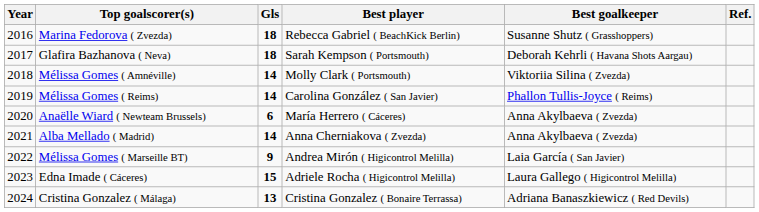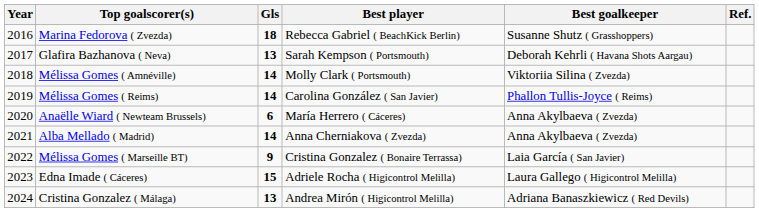(270, 55) 18 -> (270, 55) 13
(369, 156) Andrea Mirón ( Higicontrol Melilla) -> (373, 156) Cristina Gonzalez ( Bonaire Terrassa)
(373, 197) Cristina Gonzalez ( Bonaire Terrassa) -> (369, 197) Andrea Mirón ( Higicontrol Melilla)
